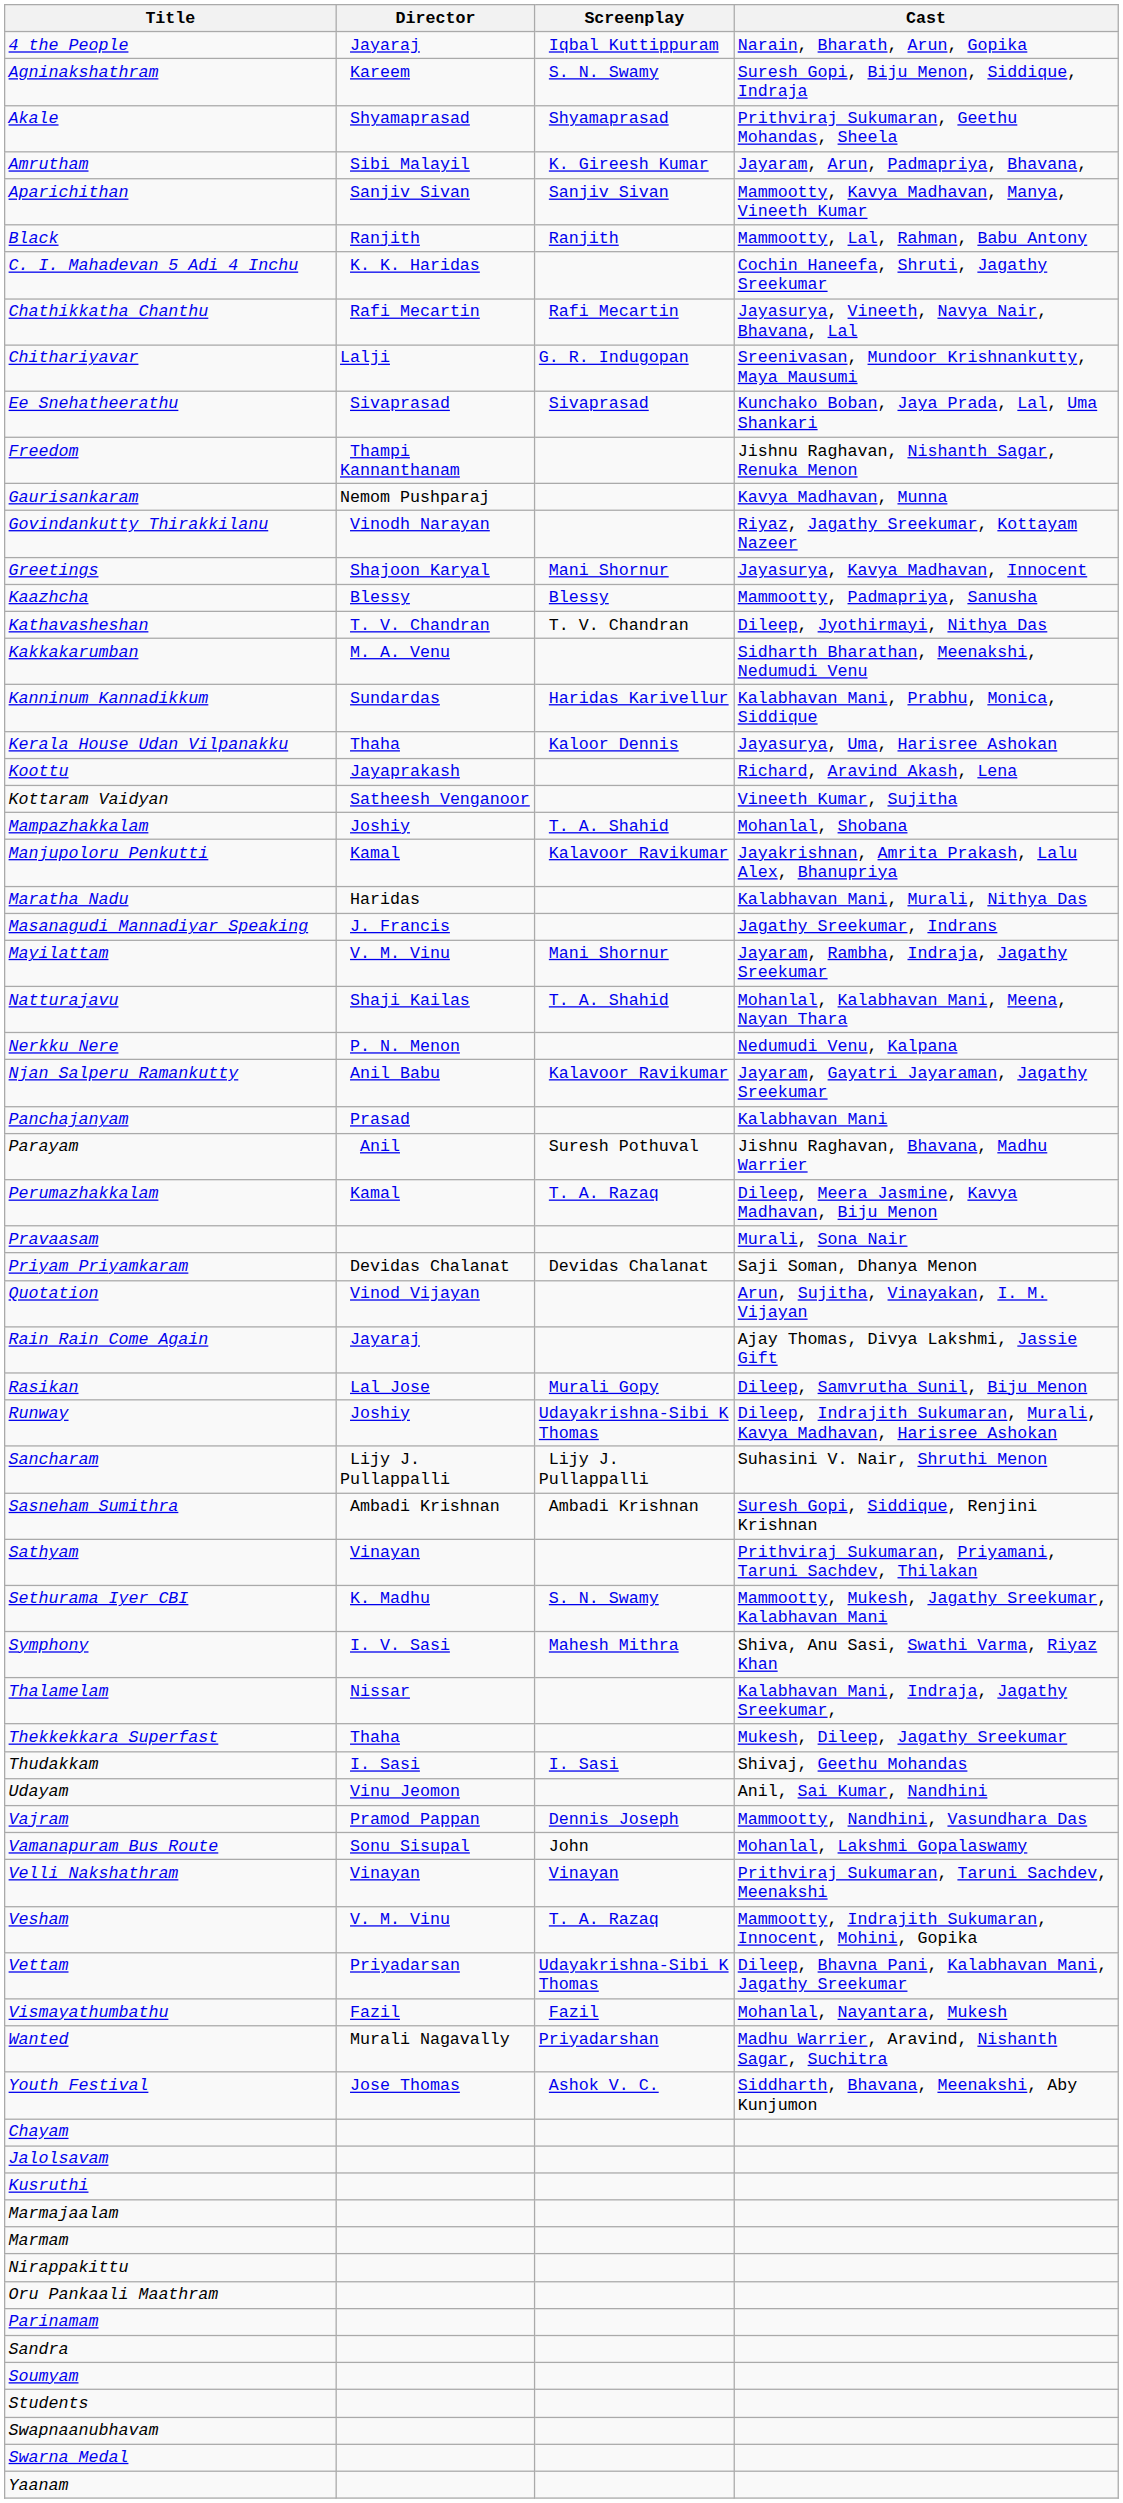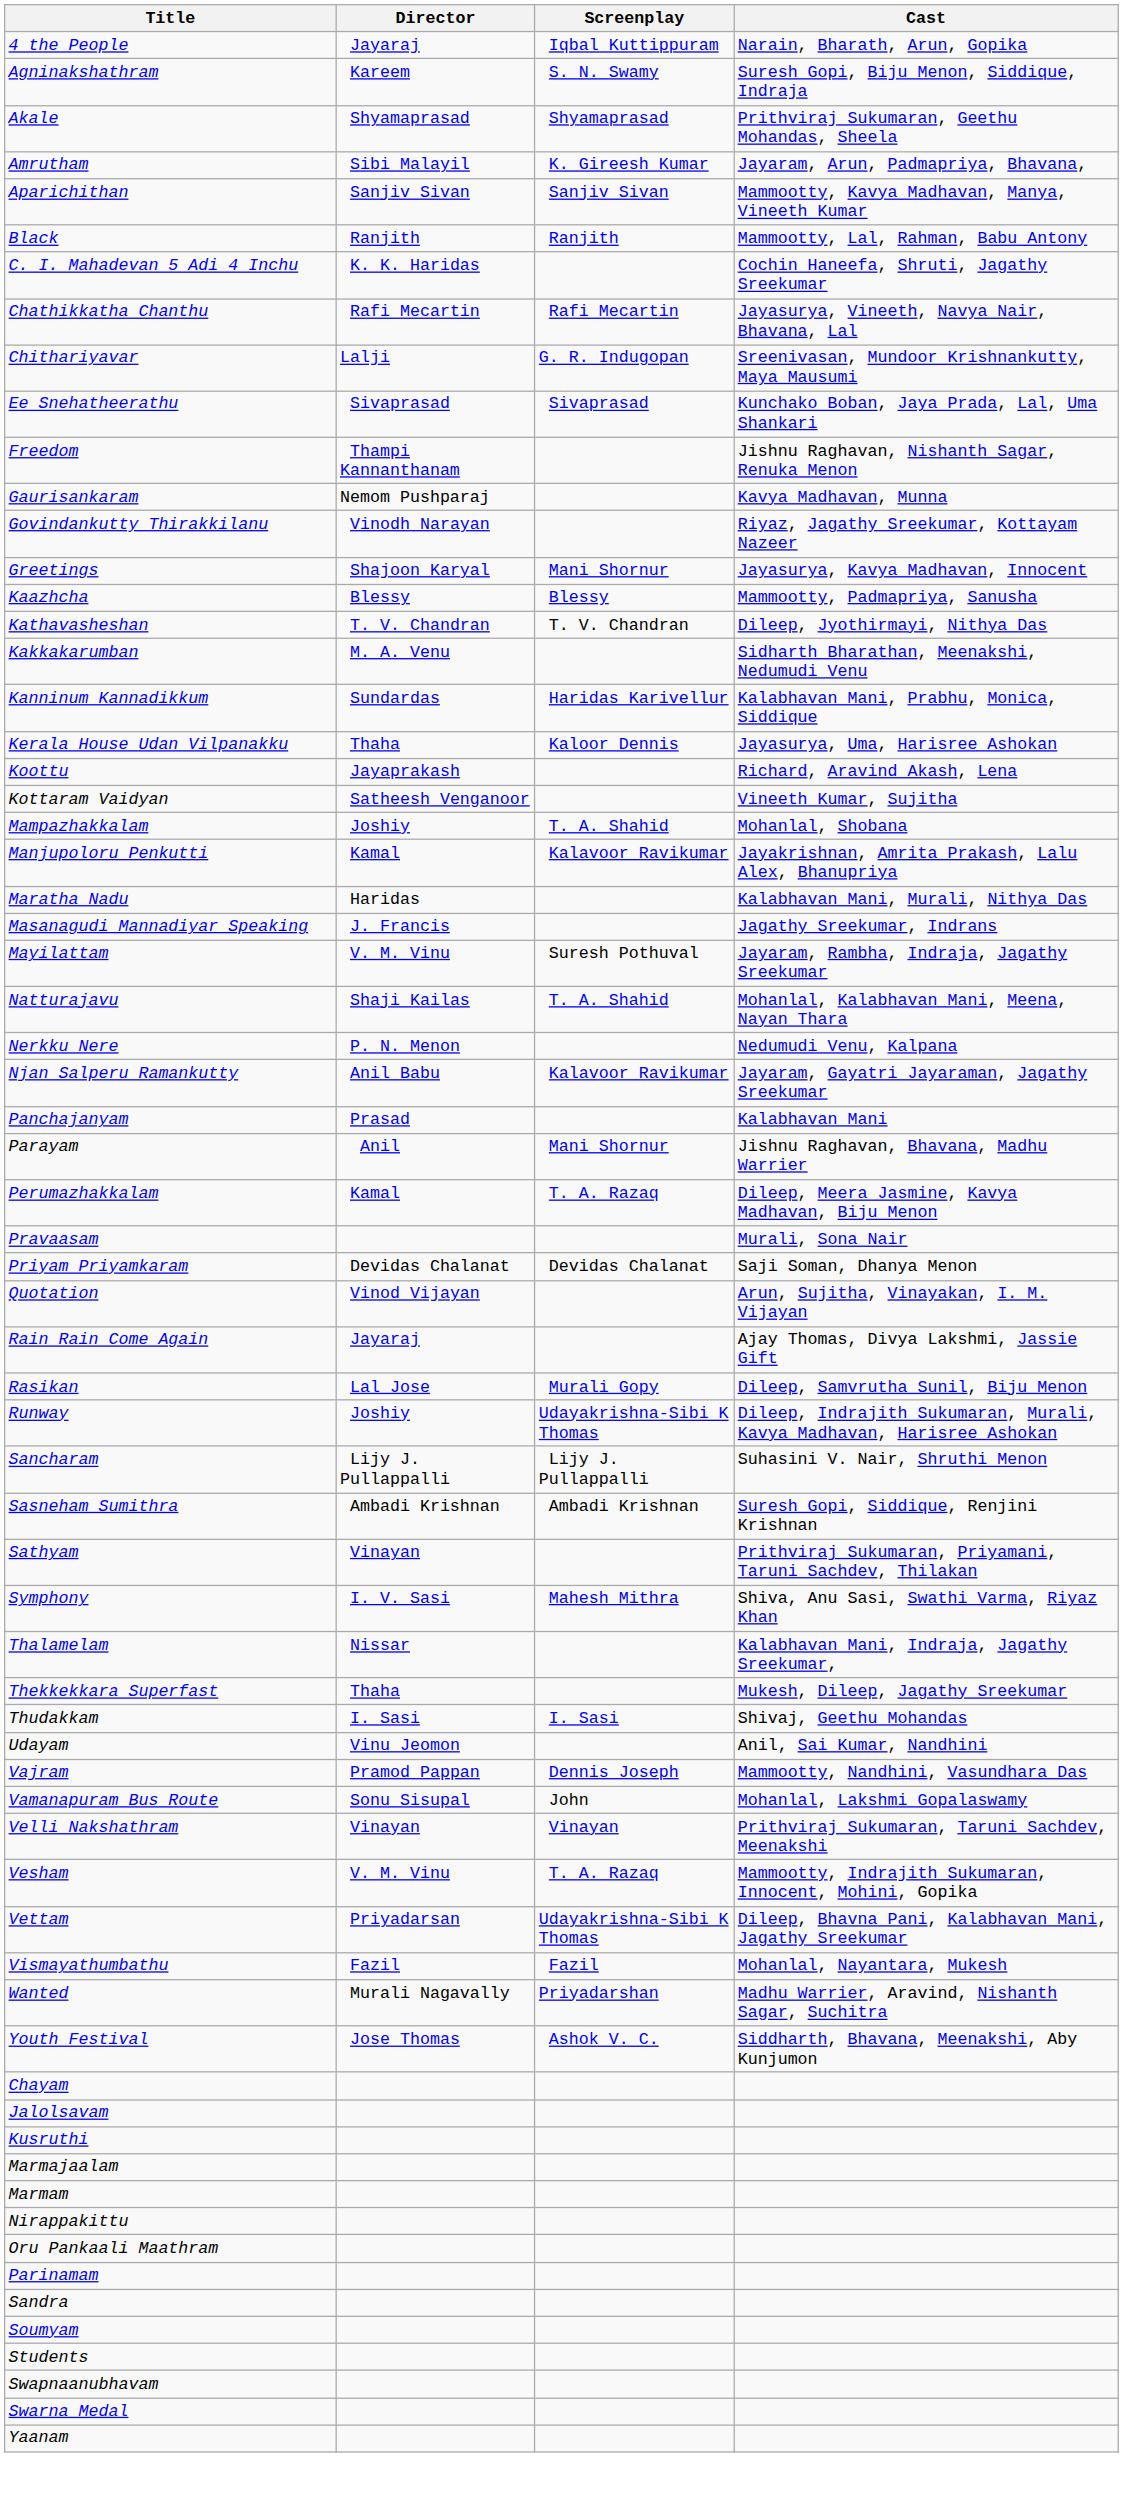(604, 954) Mani Shornur -> (619, 954) Suresh Pothuval
(619, 1147) Suresh Pothuval -> (604, 1147) Mani Shornur
- row: (98, 1599)
